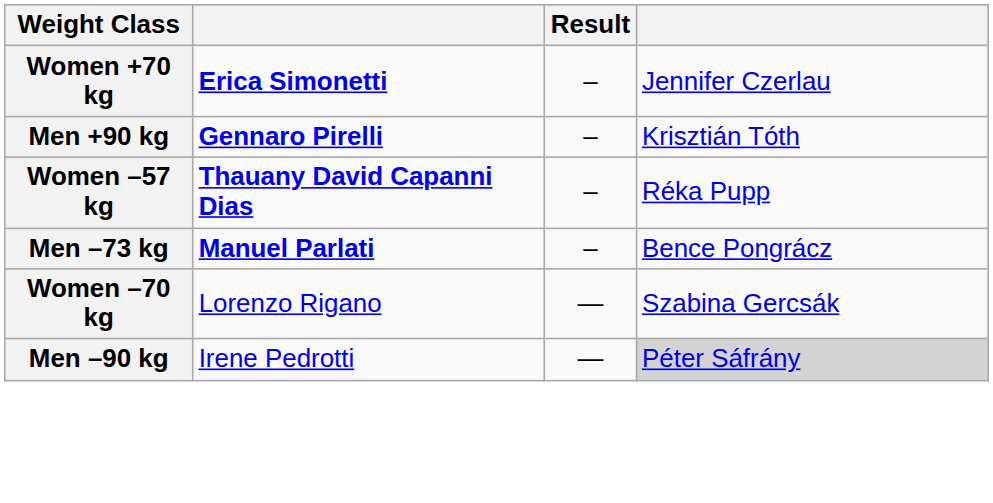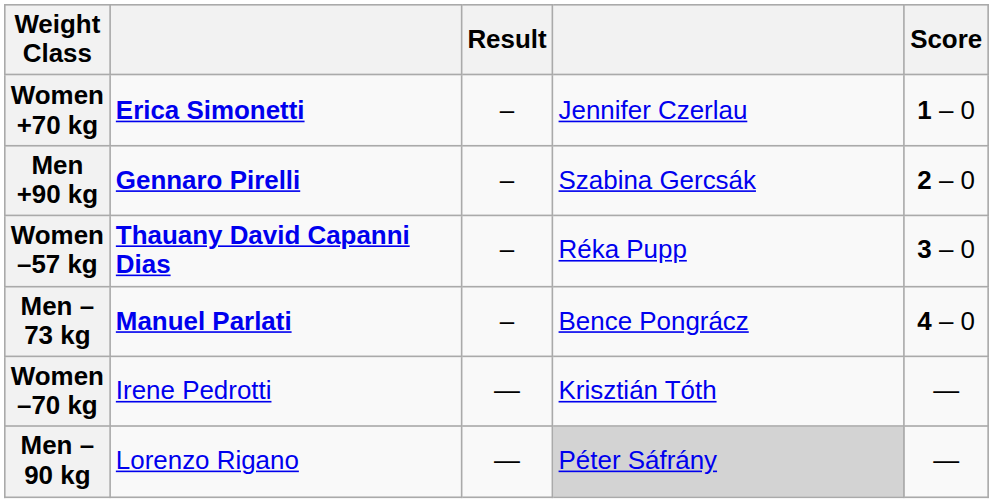+ column: (946, 39)
(721, 136) Krisztián Tóth -> (657, 180) Szabina Gercsák
(290, 303) Lorenzo Rigano -> (194, 390) Irene Pedrotti
(741, 303) Szabina Gercsák -> (638, 390) Krisztián Tóth
(276, 359) Irene Pedrotti -> (207, 461) Lorenzo Rigano
